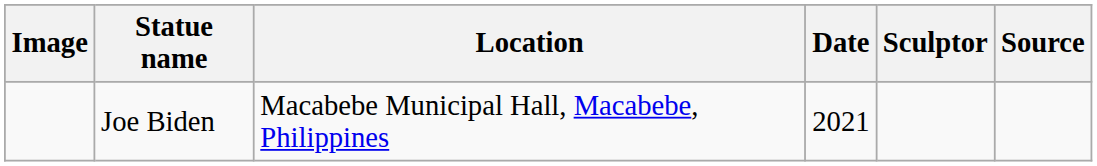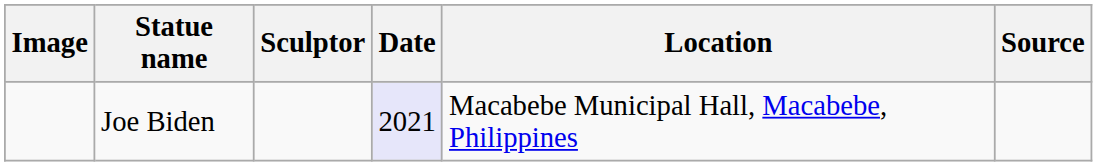columns swapped: (530, 43) <-> (935, 43)
(841, 120) no background -> (407, 120) lavender background
